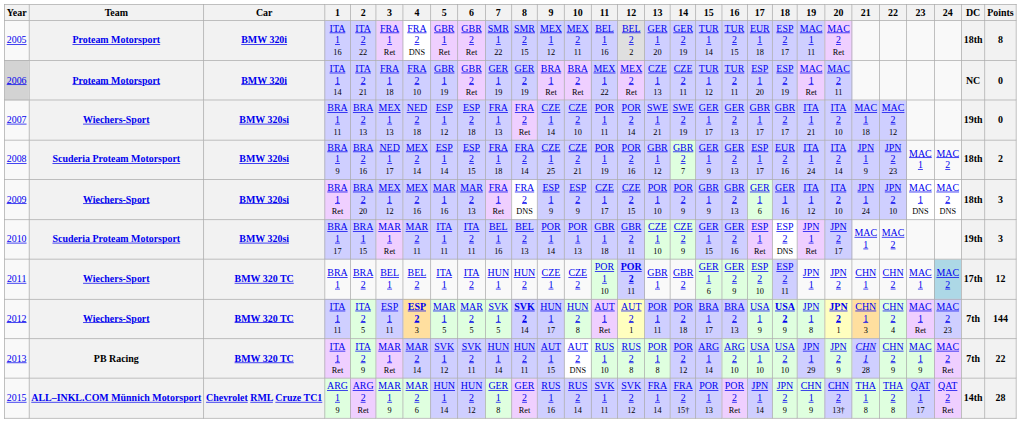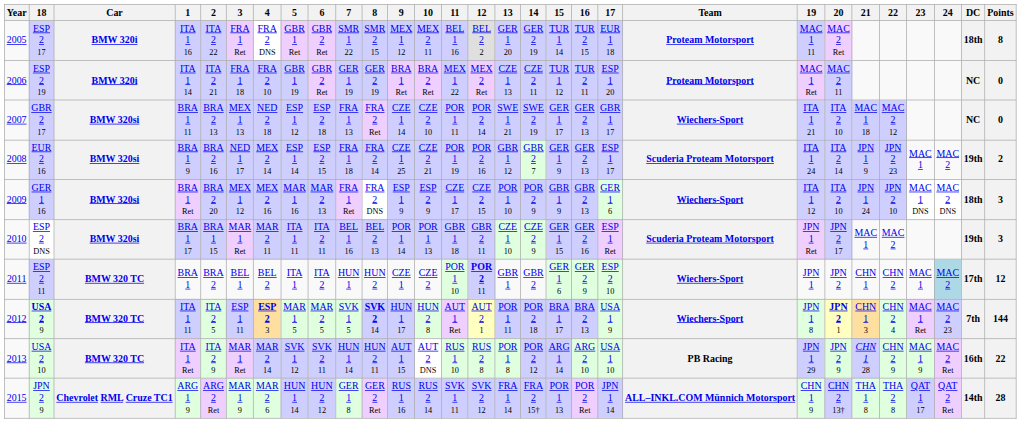columns swapped: (116, 12) <-> (785, 12)
(17, 80) lightgrey background -> (17, 80) no background
(973, 119) 19th -> (973, 119) NC
(973, 159) 18th -> (973, 159) 19th
(973, 358) 7th -> (973, 358) 16th
